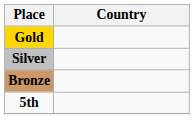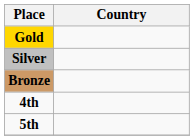+ row: (29, 102)
